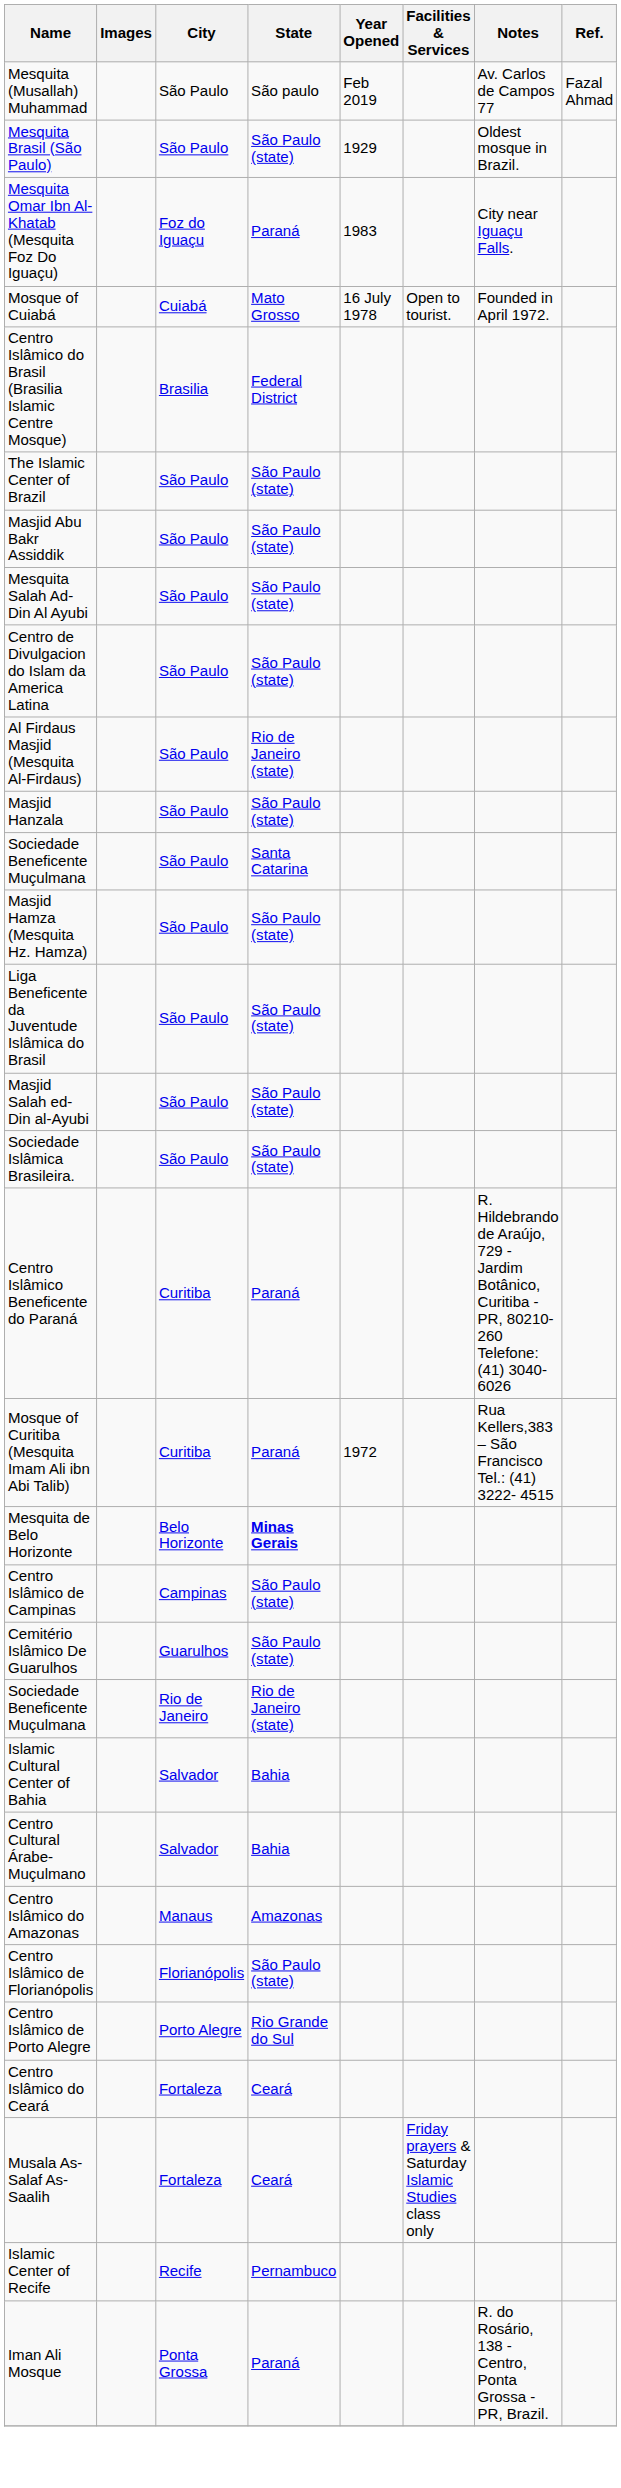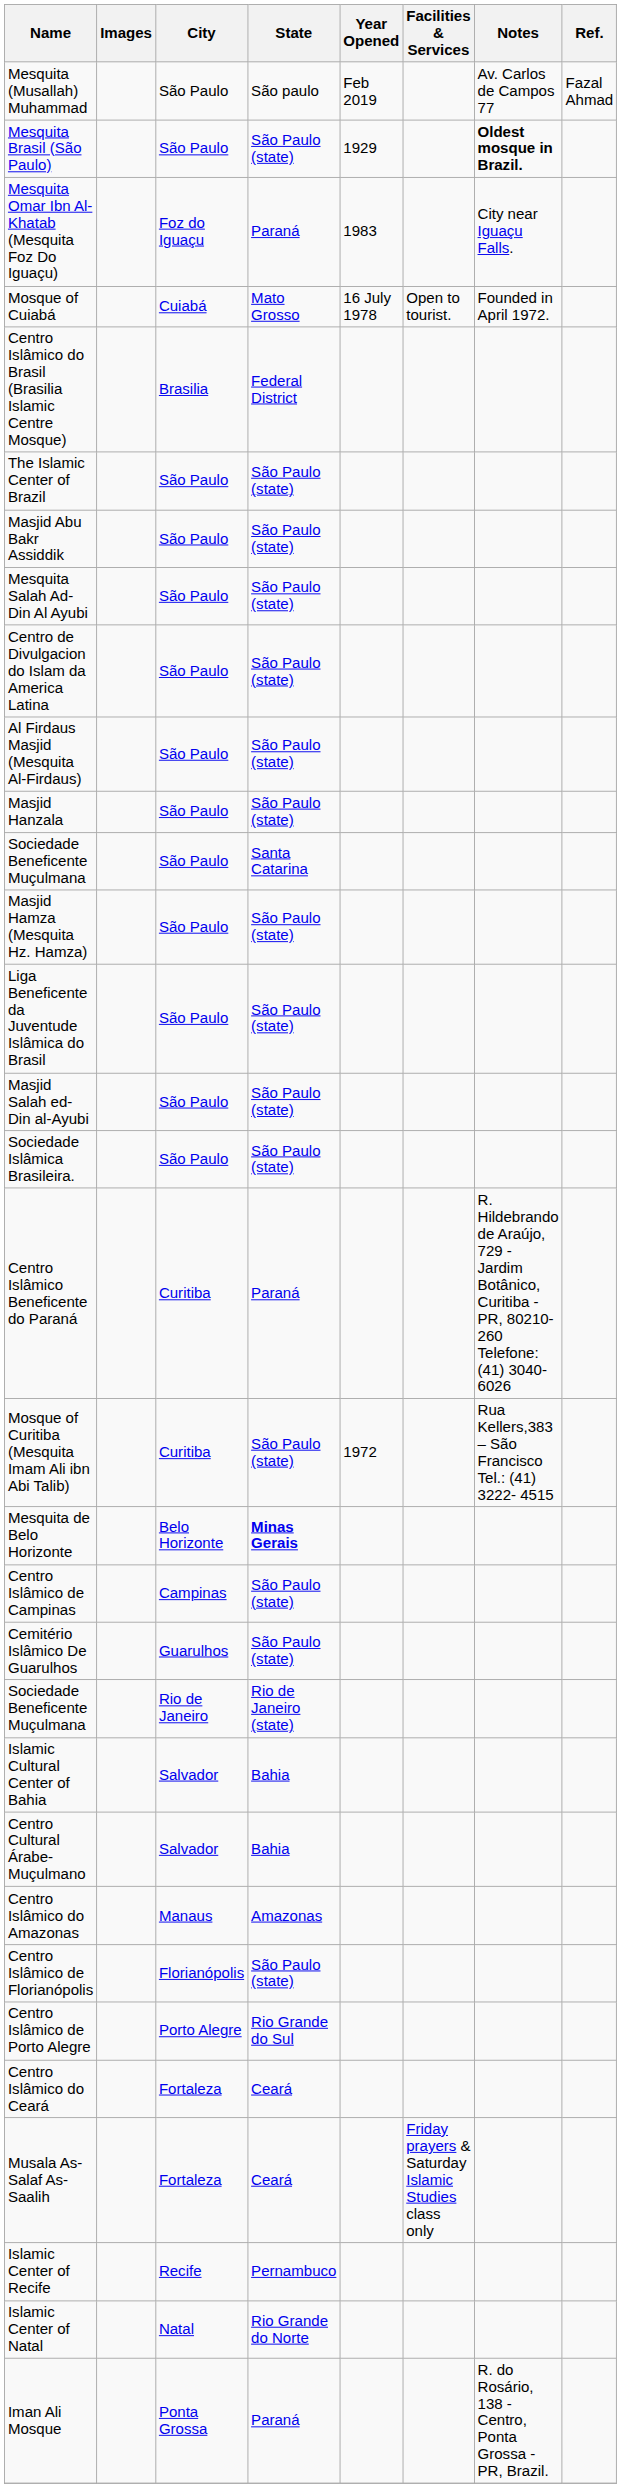(512, 148) normal -> (515, 148) bold
(276, 754) Rio de Janeiro (state) -> (286, 754) São Paulo (state)
(275, 1452) Paraná -> (286, 1452) São Paulo (state)
+ row: (39, 2329)
